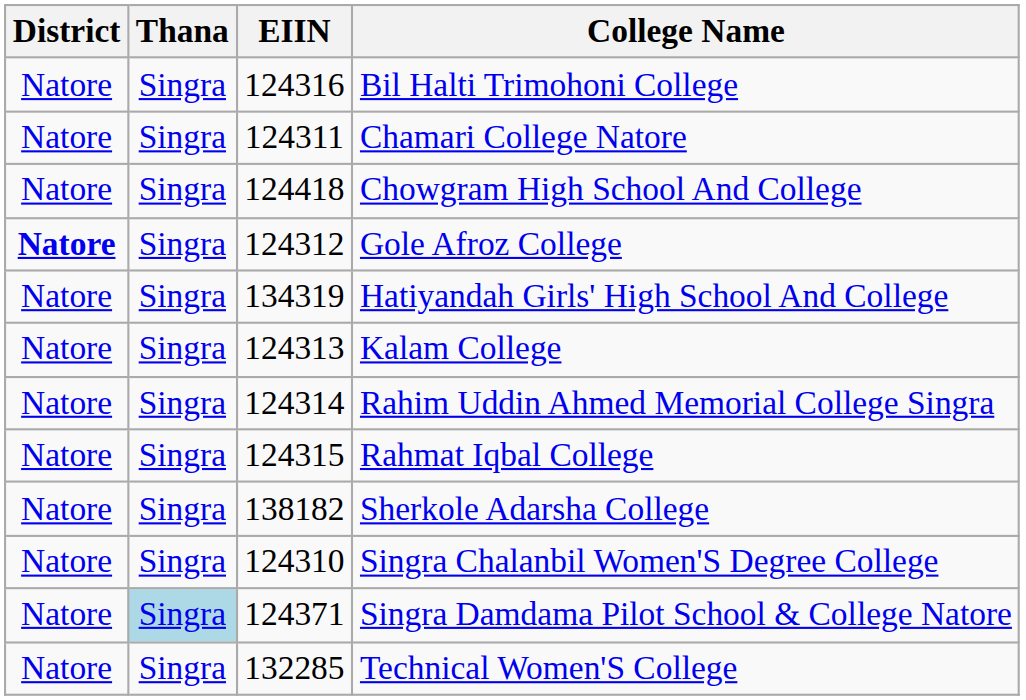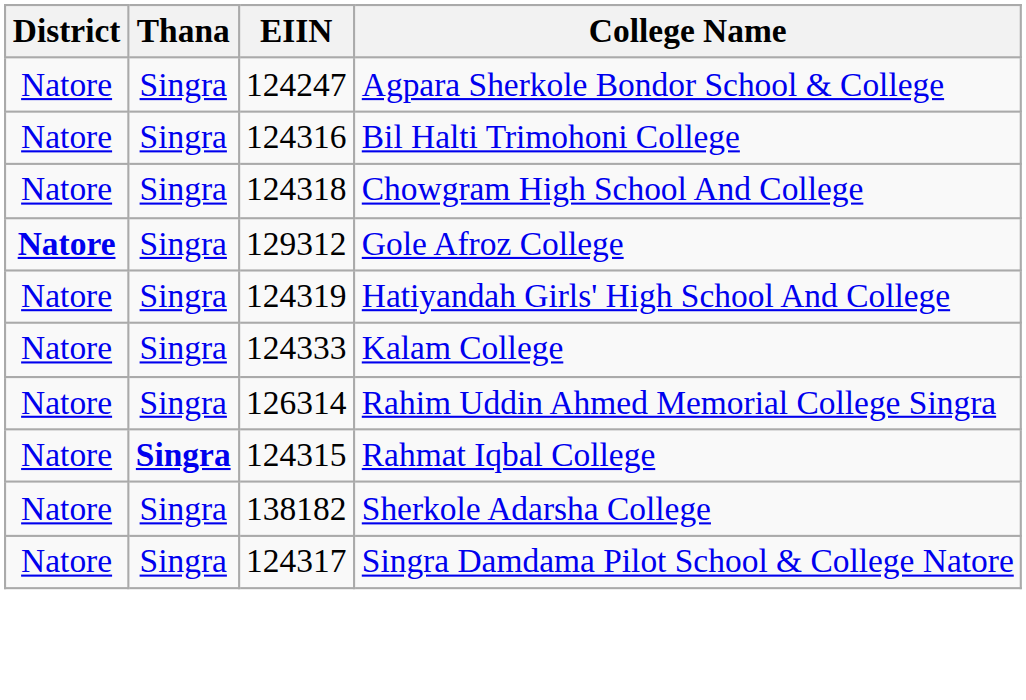+ row: (653, 84)
- row: (523, 137)
(294, 190) 124418 -> (296, 190) 124318
(294, 243) 124312 -> (296, 243) 129312
(294, 296) 134319 -> (296, 296) 124319
(294, 349) 124313 -> (296, 349) 124333
(294, 402) 124314 -> (296, 402) 126314
(182, 455) normal -> (183, 455) bold
- row: (649, 561)
(182, 614) lightblue background -> (183, 561) no background
(294, 614) 124371 -> (296, 561) 124317
- row: (549, 667)
